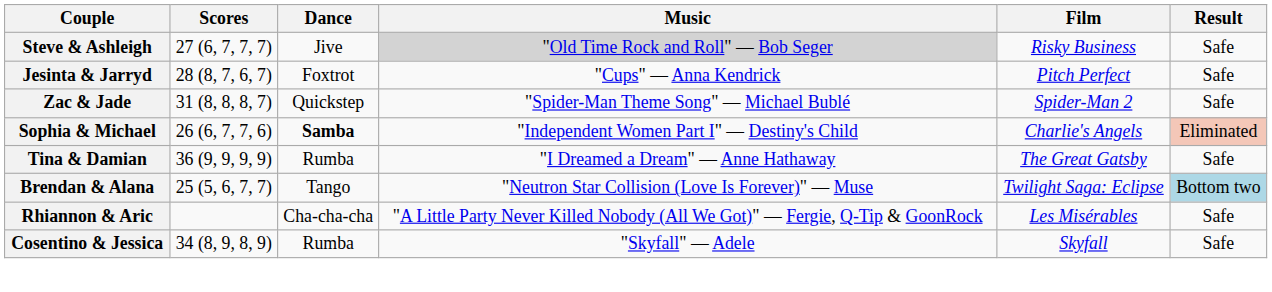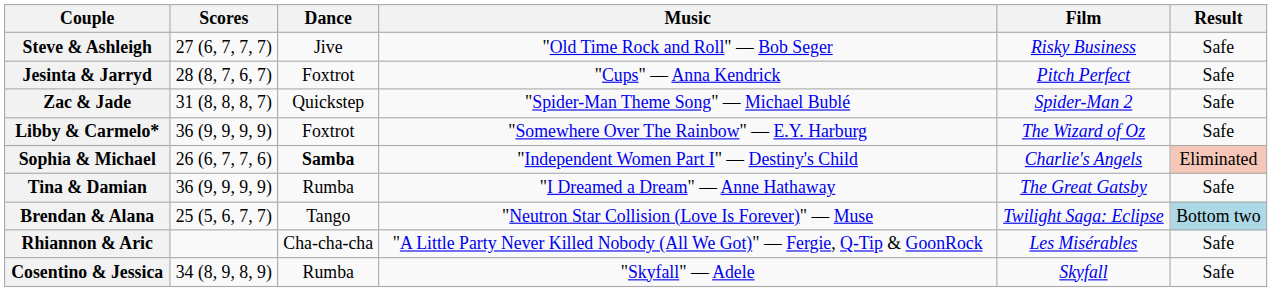(688, 46) lightgrey background -> (688, 46) no background
+ row: (87, 131)
